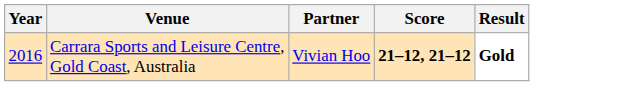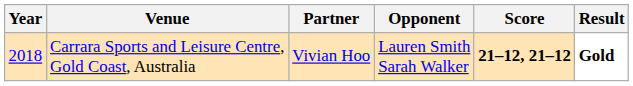+ column: (424, 18)
(25, 56) 2016 -> (25, 56) 2018
